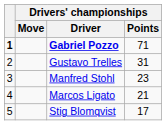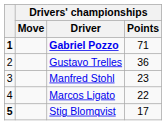(143, 62) 31 -> (143, 62) 36
(143, 95) 21 -> (143, 95) 22
(10, 111) normal -> (10, 111) bold
